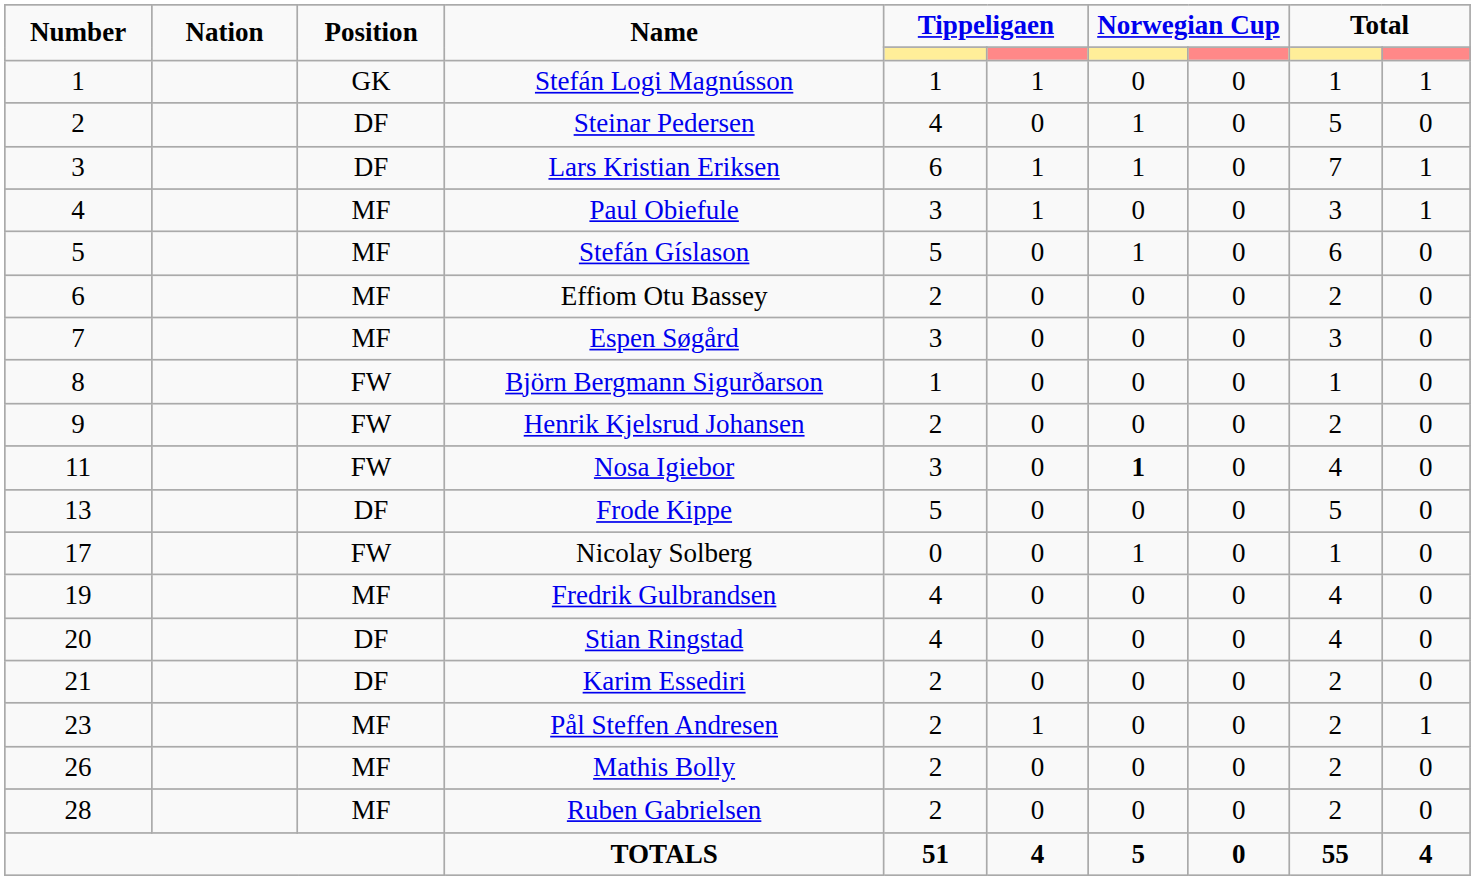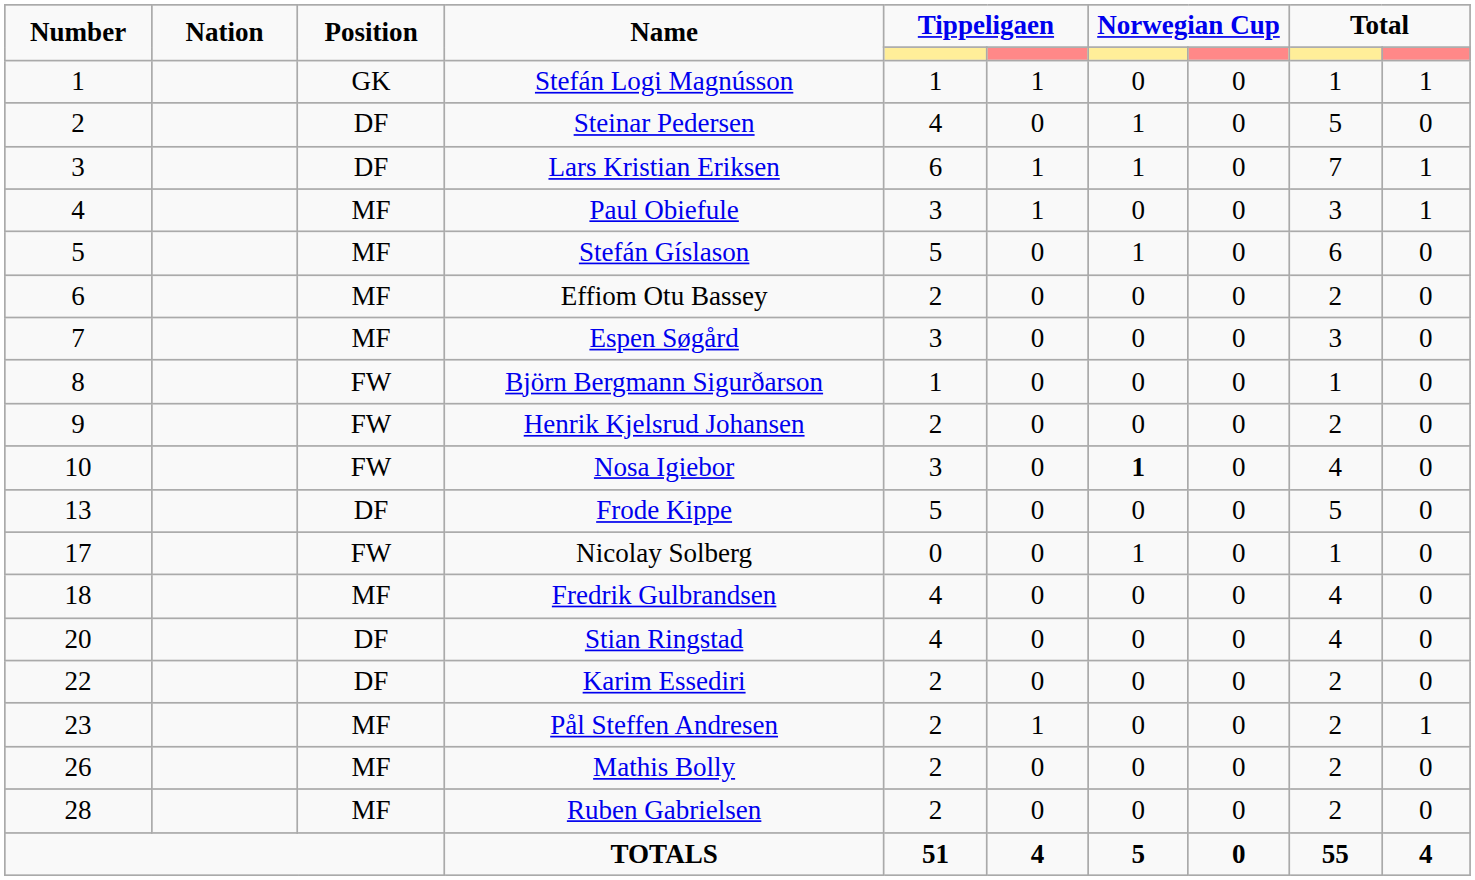(78, 467) 11 -> (78, 467) 10
(78, 595) 19 -> (78, 595) 18
(78, 681) 21 -> (78, 681) 22
